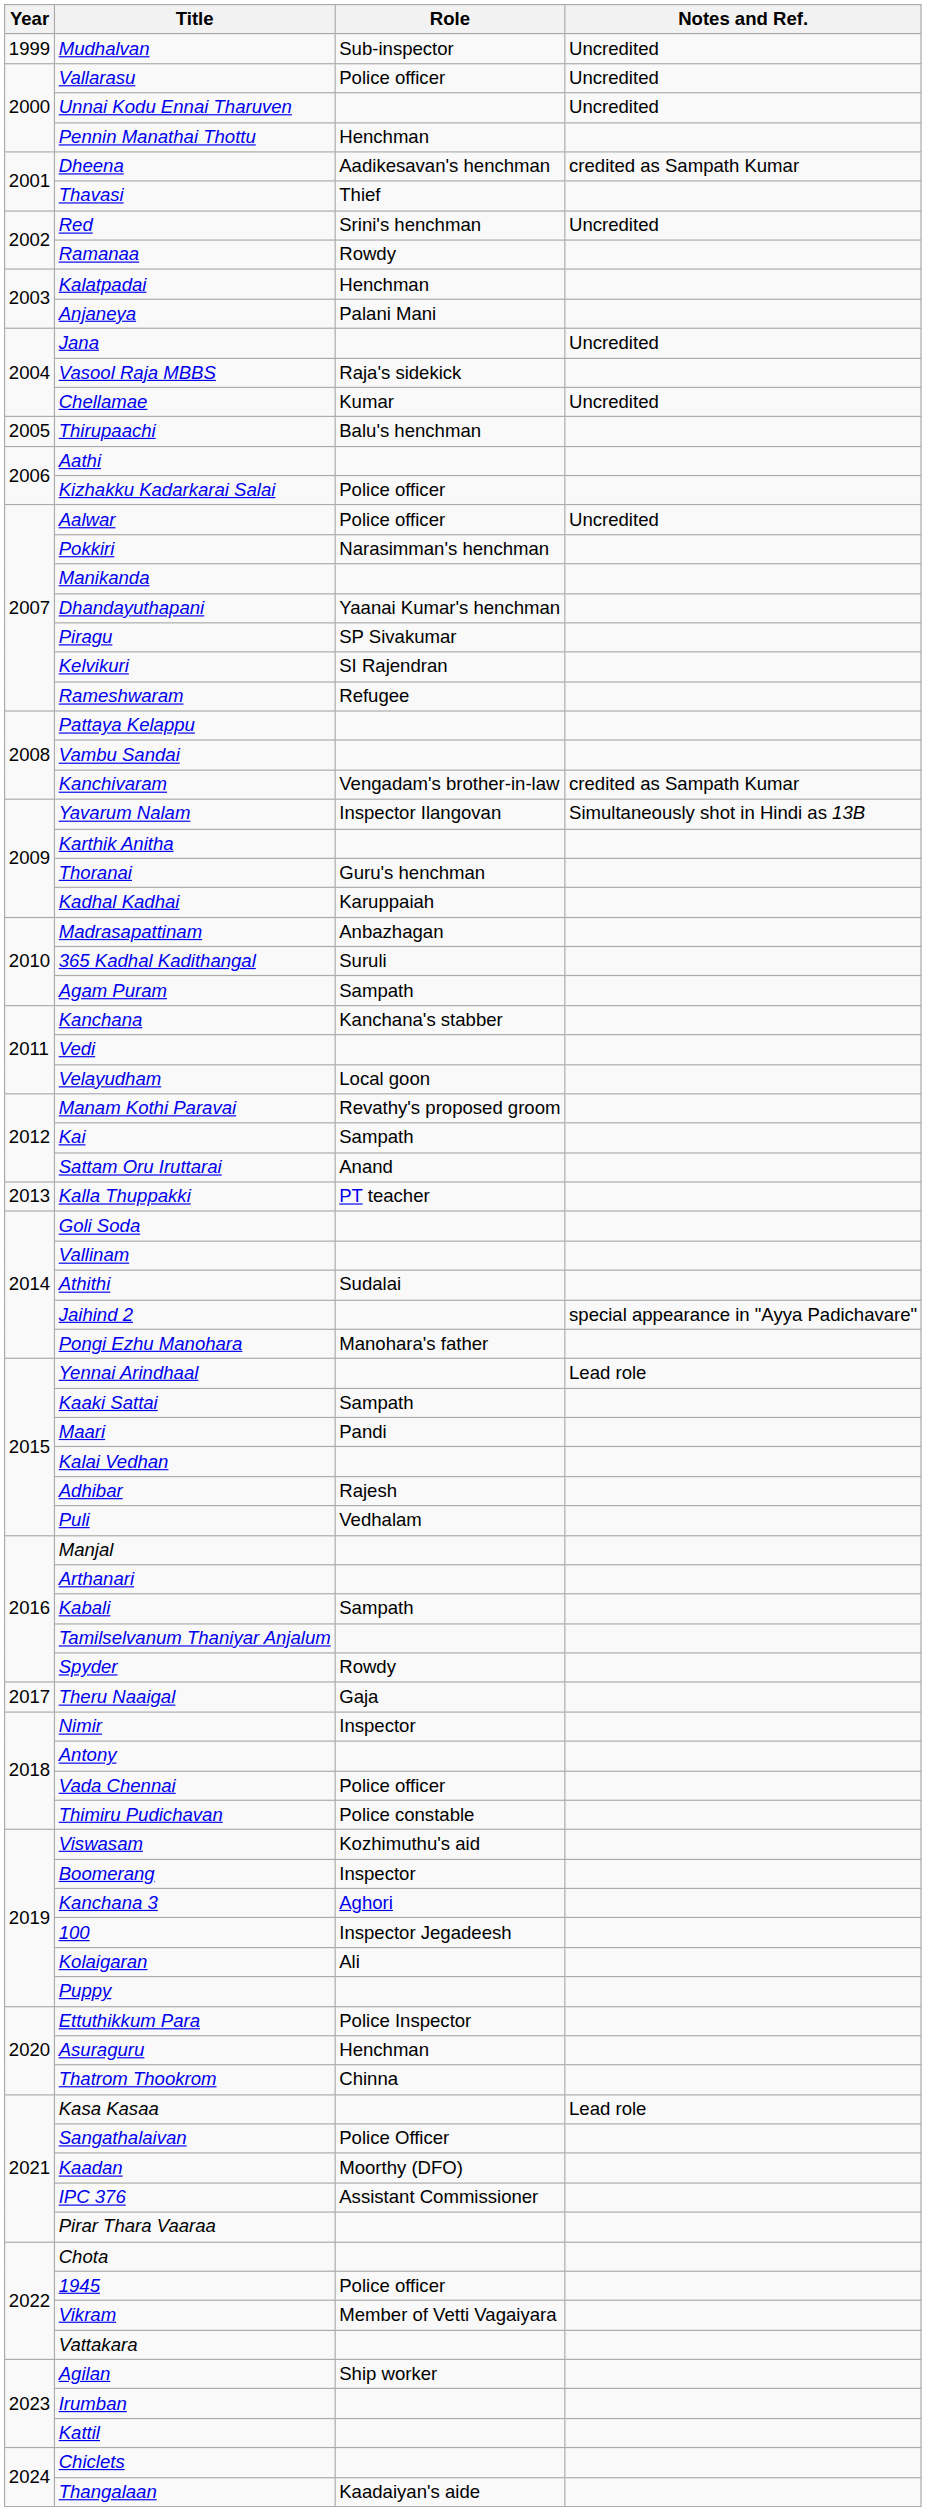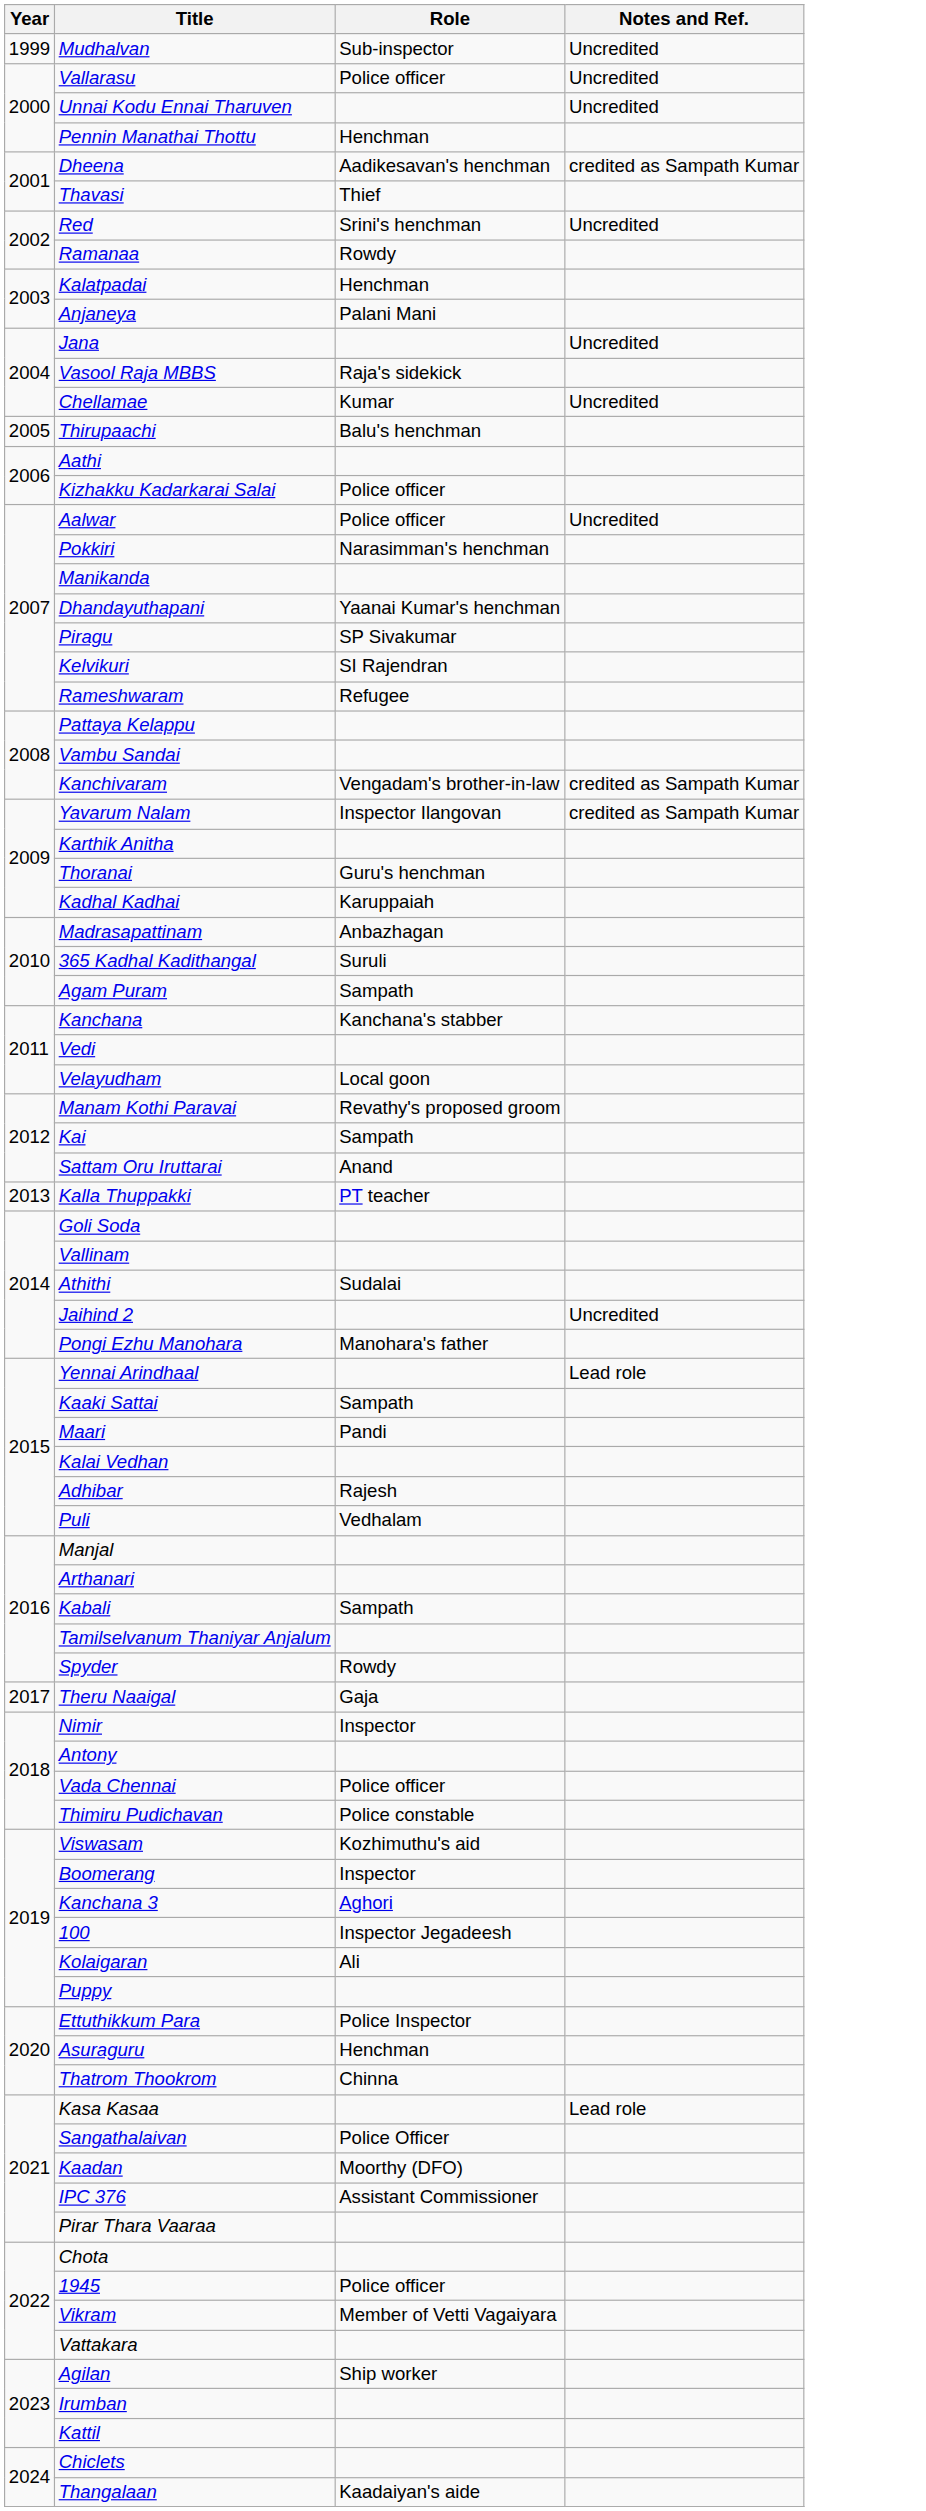(717, 813) Simultaneously shot in Hindi as 13B -> (684, 813) credited as Sampath Kumar
(743, 1314) special appearance in "Ayya Padichavare" -> (614, 1314) Uncredited
